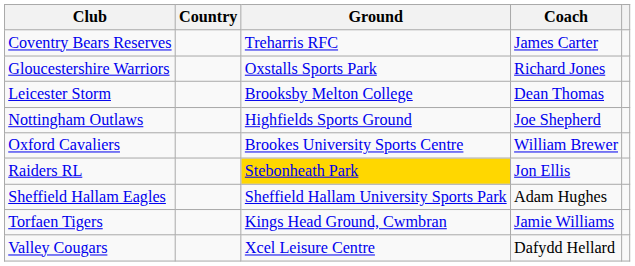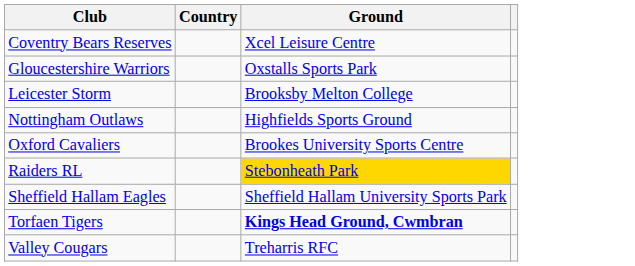- column: (566, 17)
(291, 42) Treharris RFC -> (310, 42) Xcel Leisure Centre
(346, 222) normal -> (354, 222) bold
(310, 247) Xcel Leisure Centre -> (291, 247) Treharris RFC
